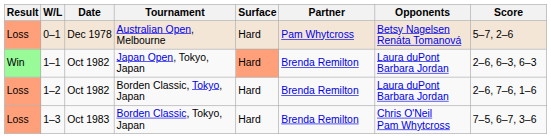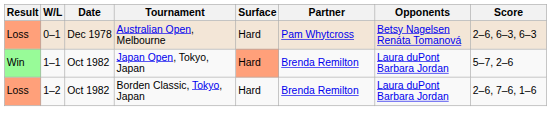(493, 35) 5–7, 2–6 -> (505, 35) 2–6, 6–3, 6–3
(505, 63) 2–6, 6–3, 6–3 -> (493, 63) 5–7, 2–6
- row: (52, 119)
